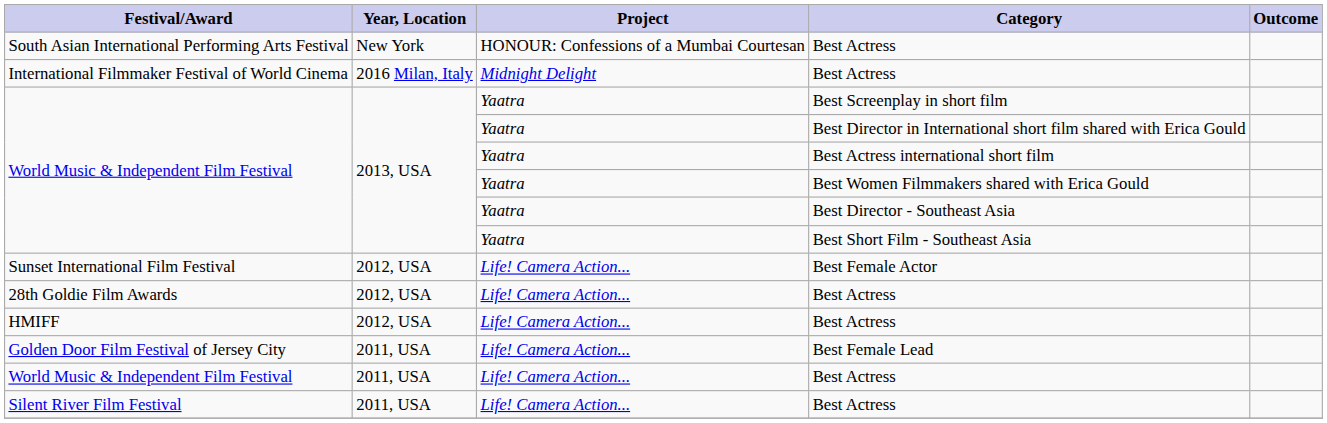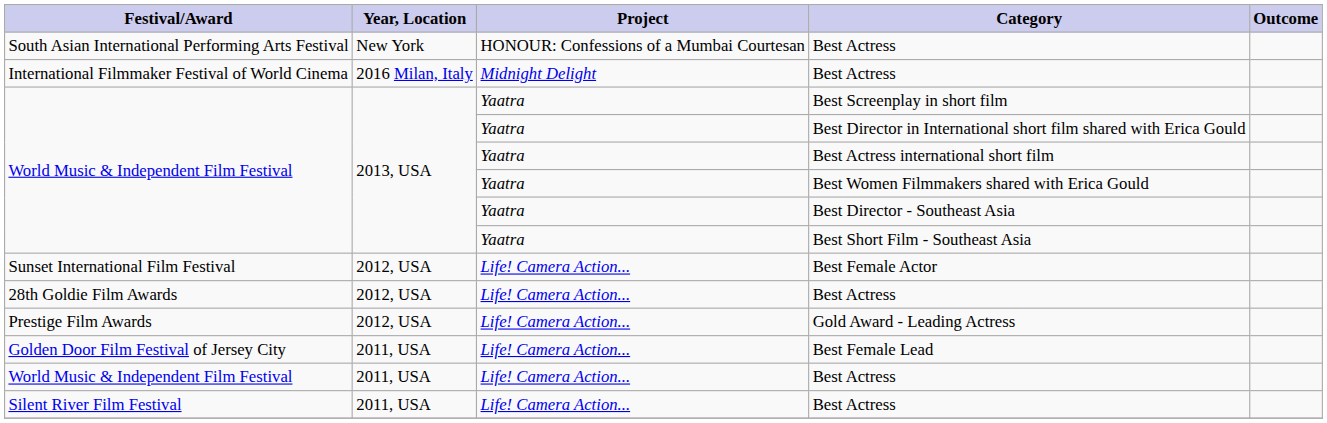- row: (34, 321)
+ row: (80, 321)
